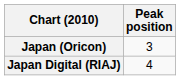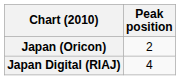(149, 46) 3 -> (149, 46) 2
